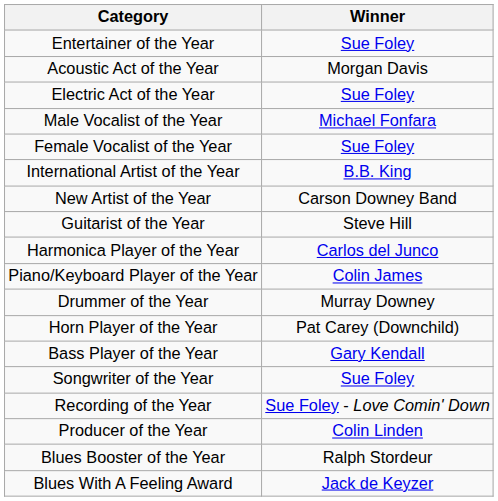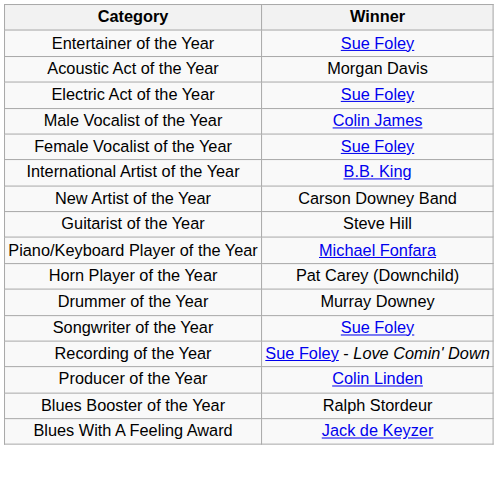(378, 120) Michael Fonfara -> (378, 120) Colin James
- row: (133, 250)
(378, 276) Colin James -> (378, 250) Michael Fonfara
rows swapped: (133, 328) <-> (133, 302)
- row: (133, 353)
